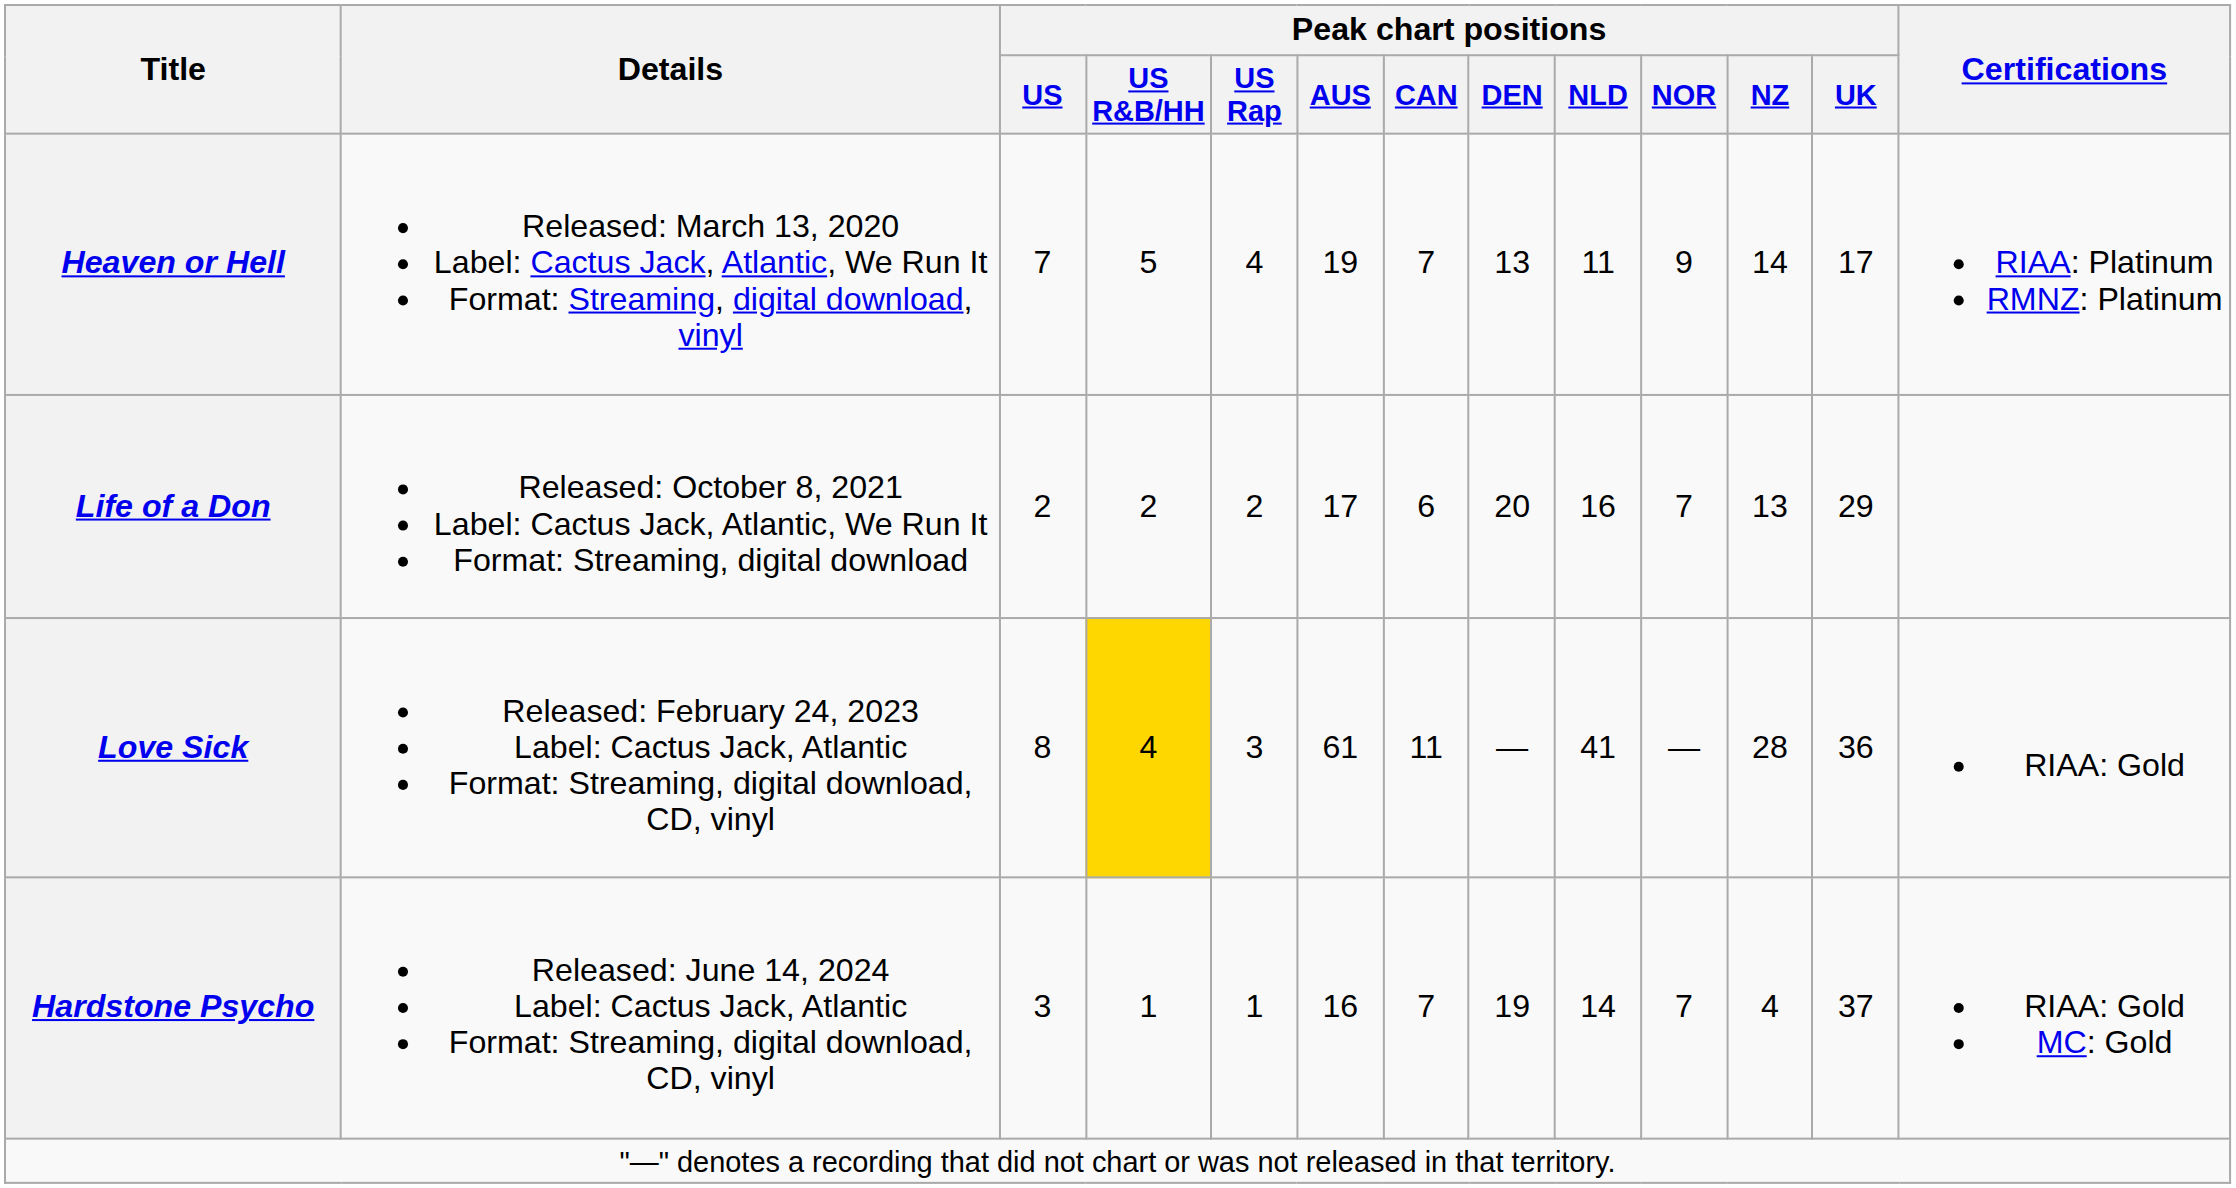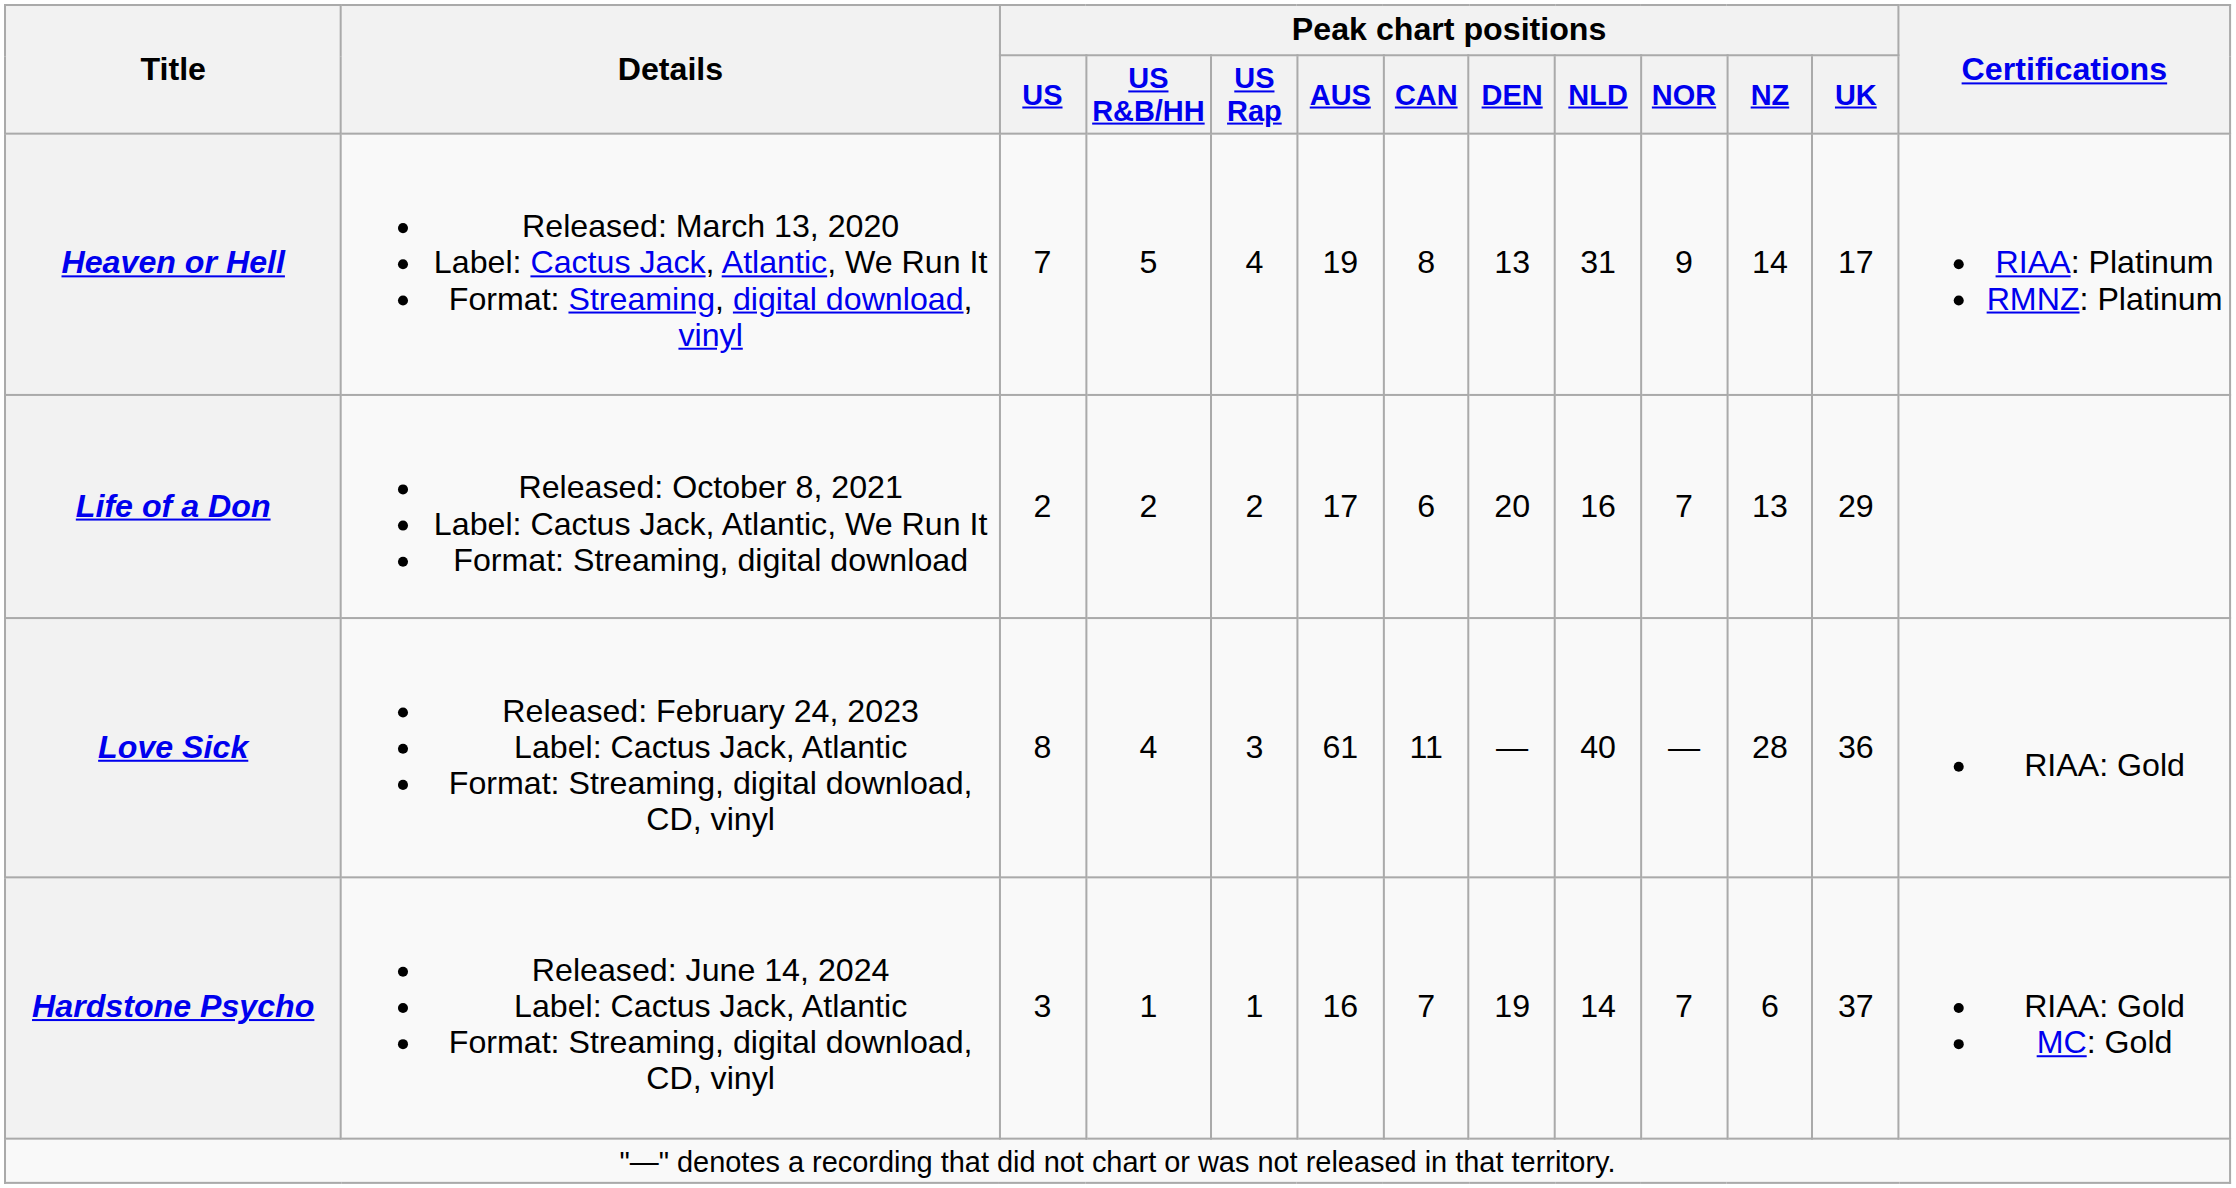(1426, 263) 7 -> (1426, 263) 8
(1598, 263) 11 -> (1598, 263) 31
(1148, 747) gold background -> (1148, 747) no background
(1598, 747) 41 -> (1598, 747) 40
(1770, 1007) 4 -> (1770, 1007) 6
